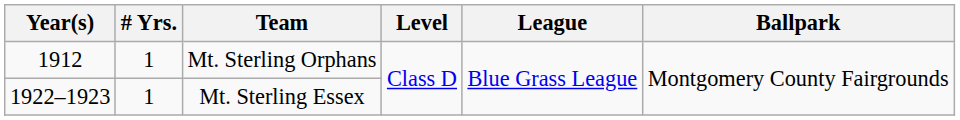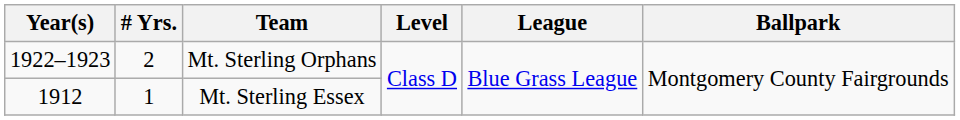(60, 59) 1912 -> (60, 59) 1922–1923
(149, 59) 1 -> (149, 59) 2
(60, 96) 1922–1923 -> (60, 96) 1912
